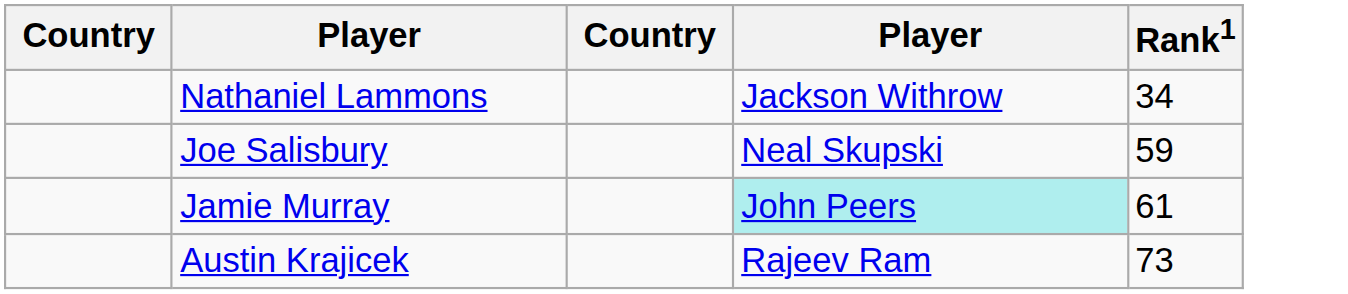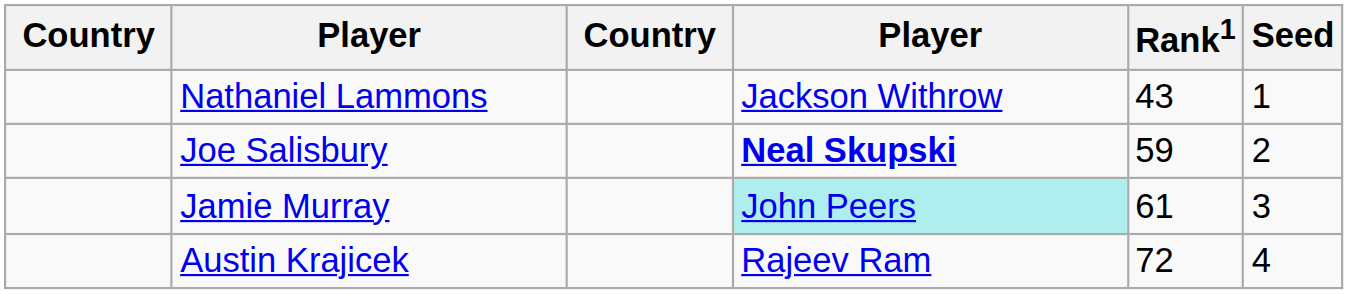+ column: (1293, 36)
(1154, 96) 34 -> (1154, 96) 43
(842, 150) normal -> (849, 150) bold
(1154, 260) 73 -> (1154, 260) 72
